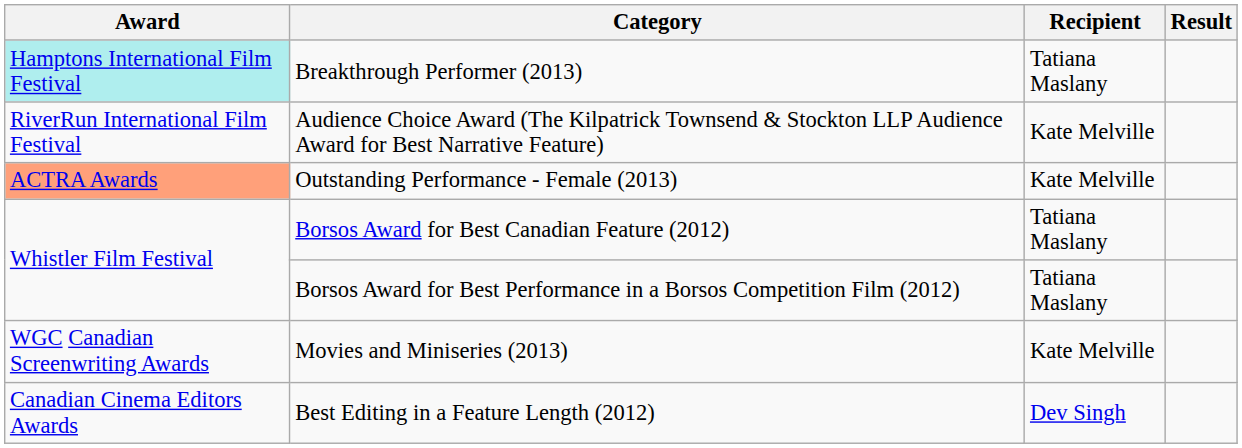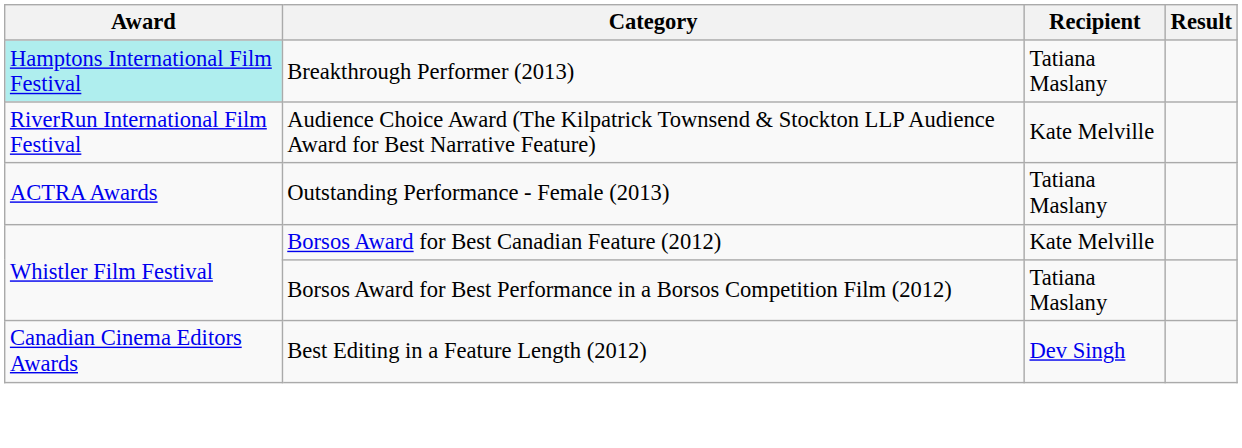(84, 180) lightsalmon background -> (84, 193) no background
(1092, 180) Kate Melville -> (1068, 193) Tatiana Maslany
(1069, 228) Tatiana Maslany -> (1092, 241) Kate Melville
- row: (432, 351)
